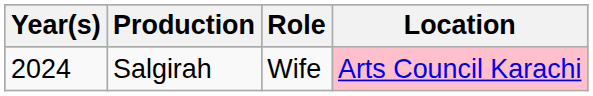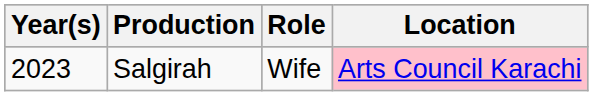(41, 68) 2024 -> (41, 68) 2023
